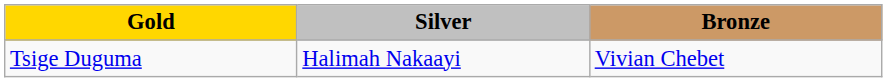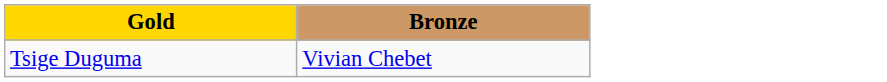- column: (443, 22)
